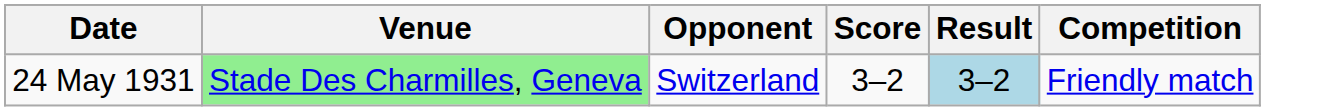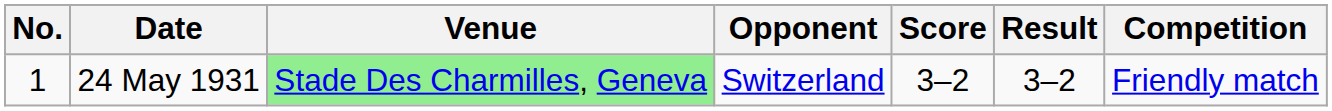+ column: (38, 29)
(984, 79) lightblue background -> (1049, 79) no background
